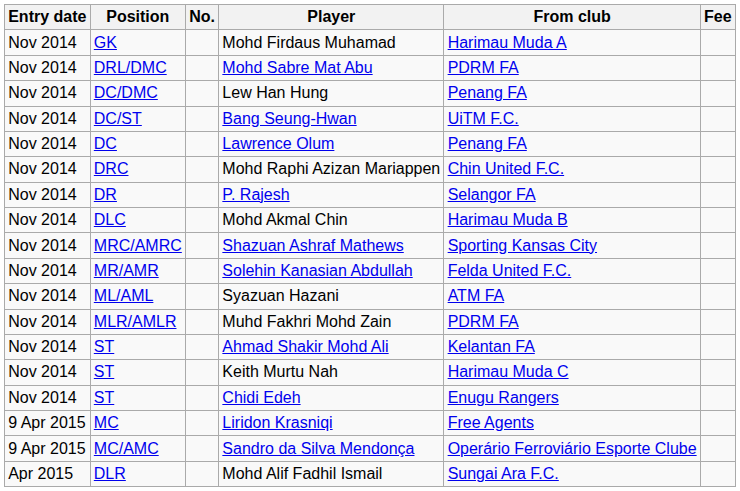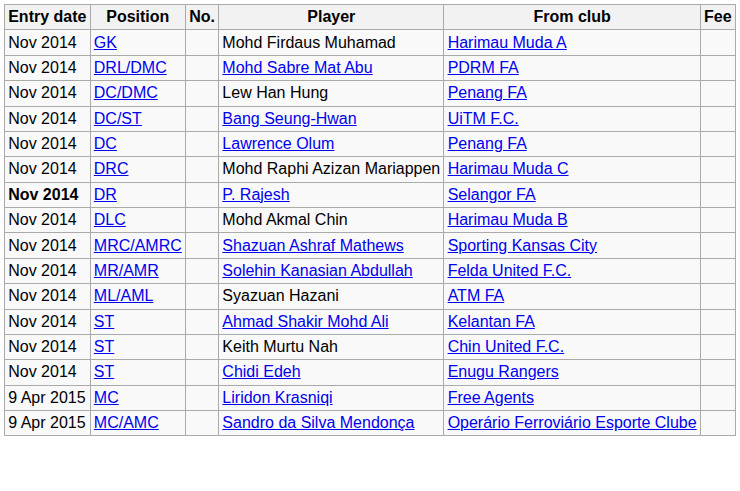(506, 169) Chin United F.C. -> (508, 169) Harimau Muda C
(42, 194) normal -> (43, 194) bold
- row: (307, 321)
(508, 372) Harimau Muda C -> (506, 347) Chin United F.C.
- row: (302, 473)
